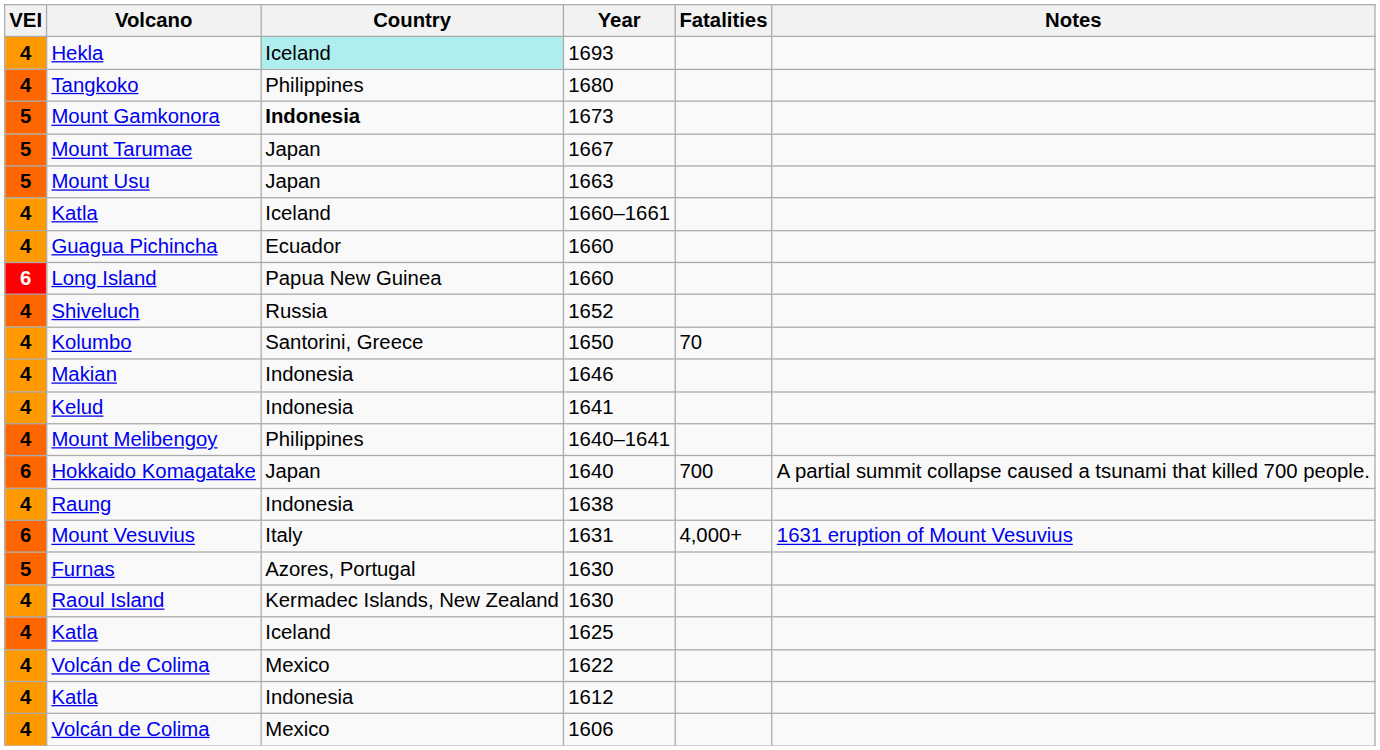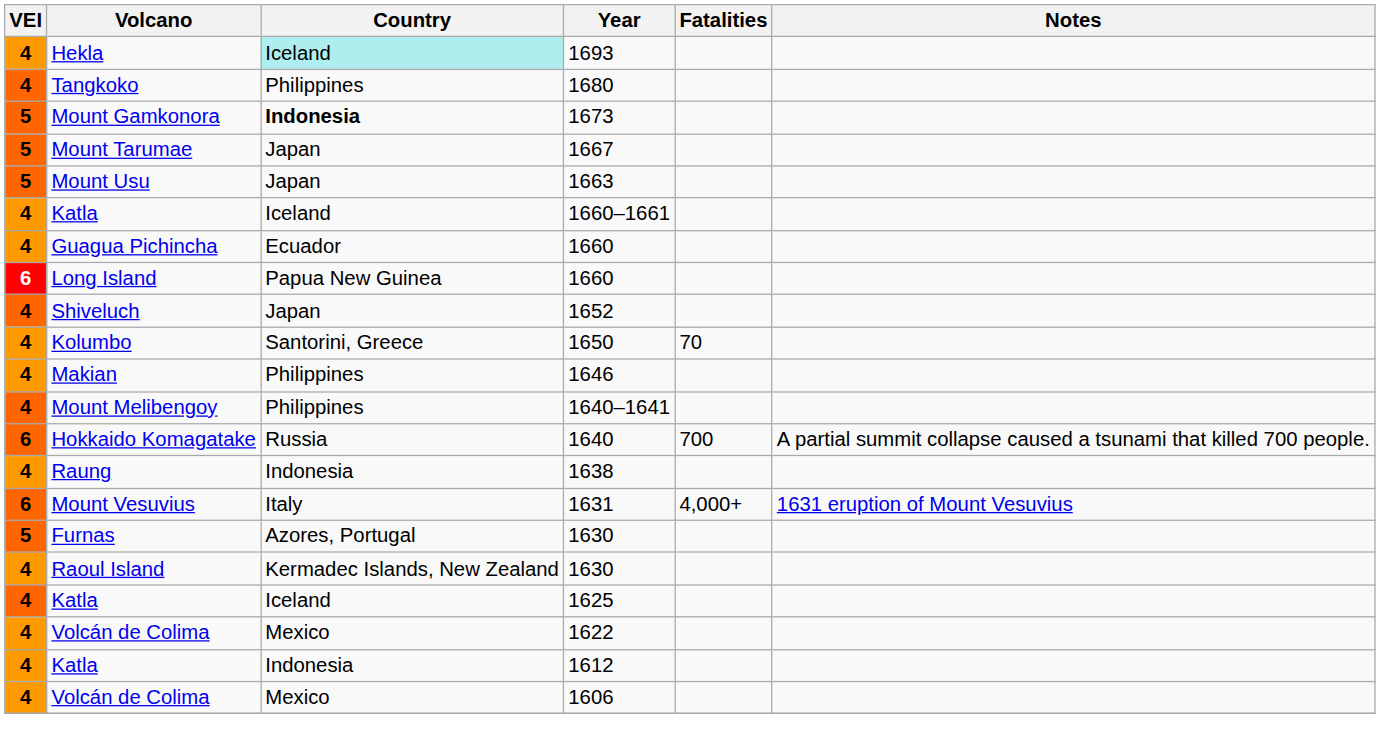(296, 310) Russia -> (293, 310) Japan
(309, 375) Indonesia -> (314, 375) Philippines
- row: (77, 407)
(293, 471) Japan -> (296, 439) Russia
